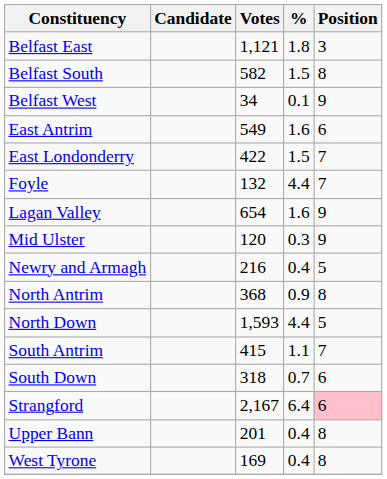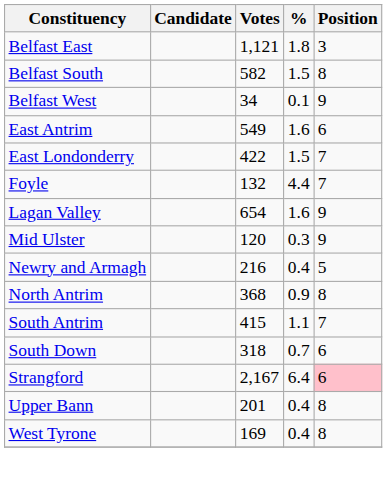- row: (52, 322)
